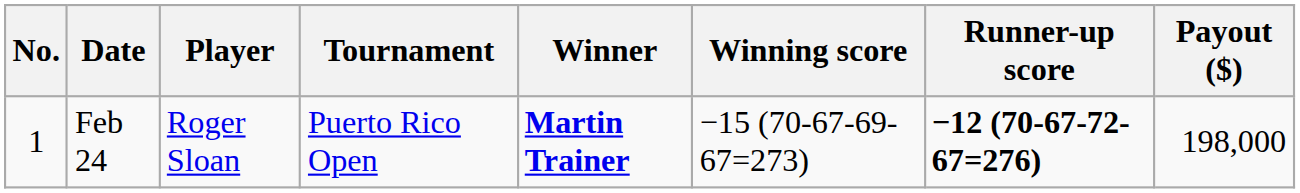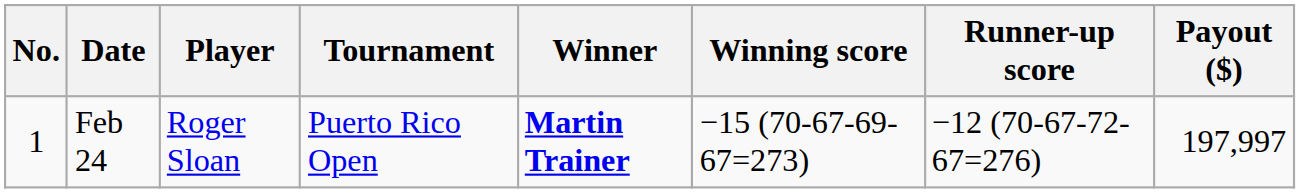(1031, 141) bold -> (1031, 141) normal
(1234, 141) 198,000 -> (1234, 141) 197,997
